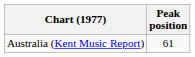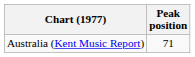(168, 43) 61 -> (168, 43) 71
